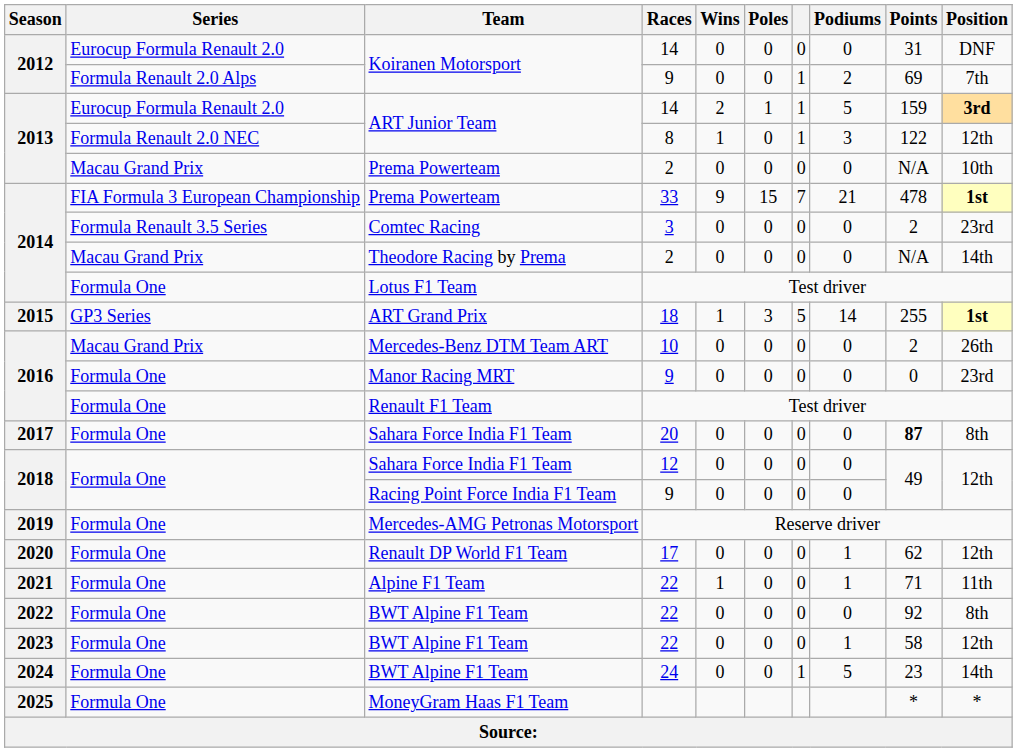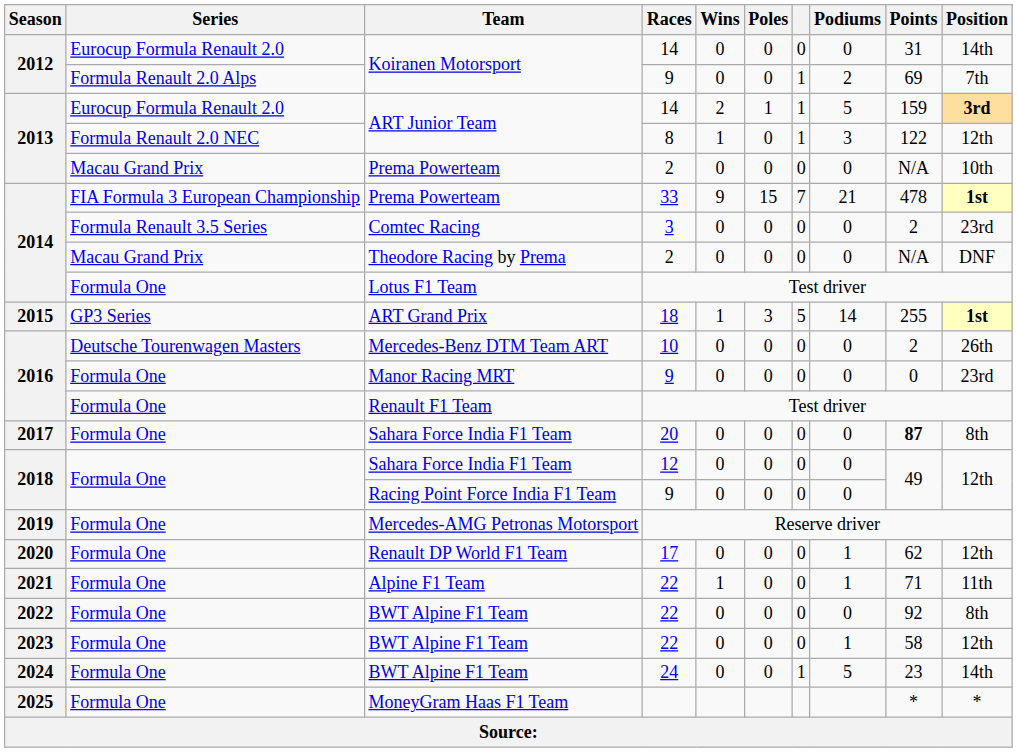(977, 49) DNF -> (977, 49) 14th
(977, 257) 14th -> (977, 257) DNF
(137, 346) Macau Grand Prix -> (185, 346) Deutsche Tourenwagen Masters
